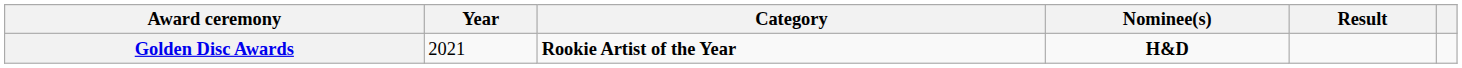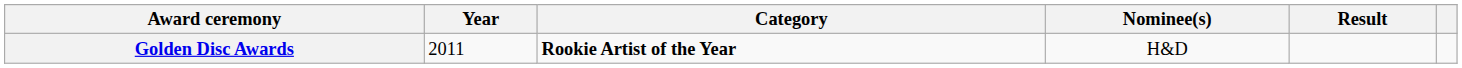(447, 48) 2021 -> (446, 48) 2011
(1167, 48) bold -> (1167, 48) normal
